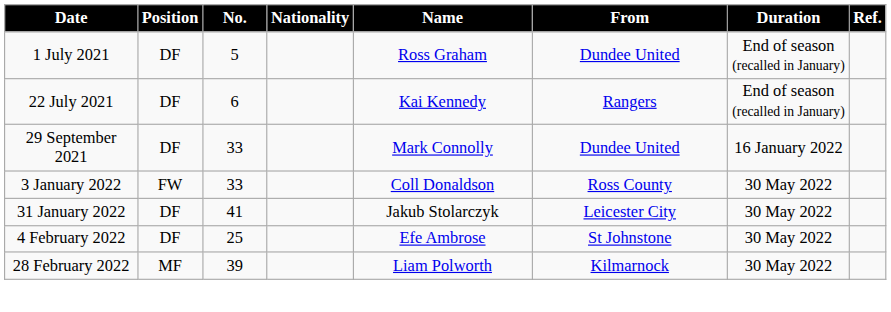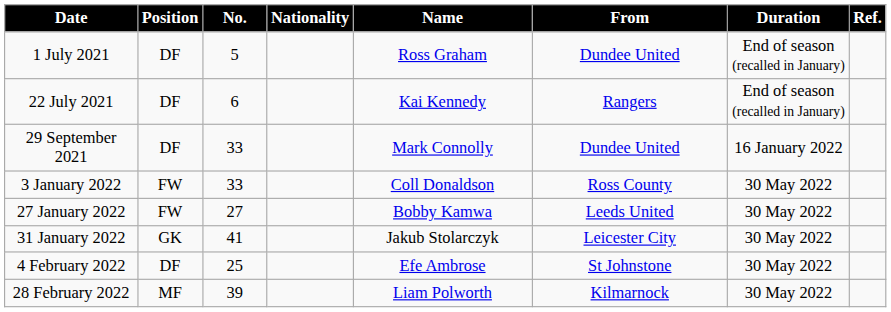+ row: (71, 211)
(170, 211) DF -> (170, 239) GK
